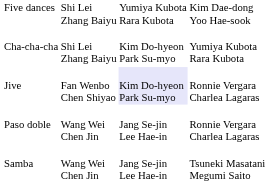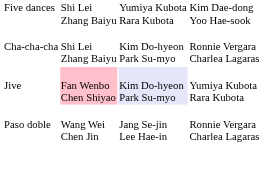(223, 53) Yumiya Kubota Rara Kubota -> (224, 53) Ronnie Vergara Charlea Lagaras
(88, 92) no background -> (88, 92) pink background
(224, 92) Ronnie Vergara Charlea Lagaras -> (223, 92) Yumiya Kubota Rara Kubota
- row: (19, 163)
